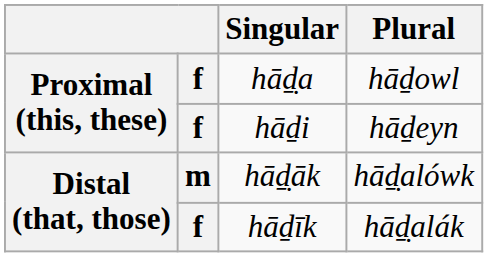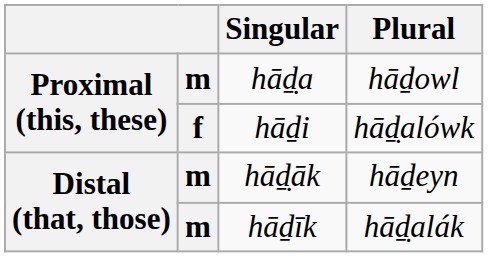(198, 78) f -> (198, 78) m
(414, 127) hāḏeyn -> (414, 127) hāḏ̣alówk
(414, 176) hāḏ̣alówk -> (414, 176) hāḏeyn
(198, 226) f -> (198, 226) m
